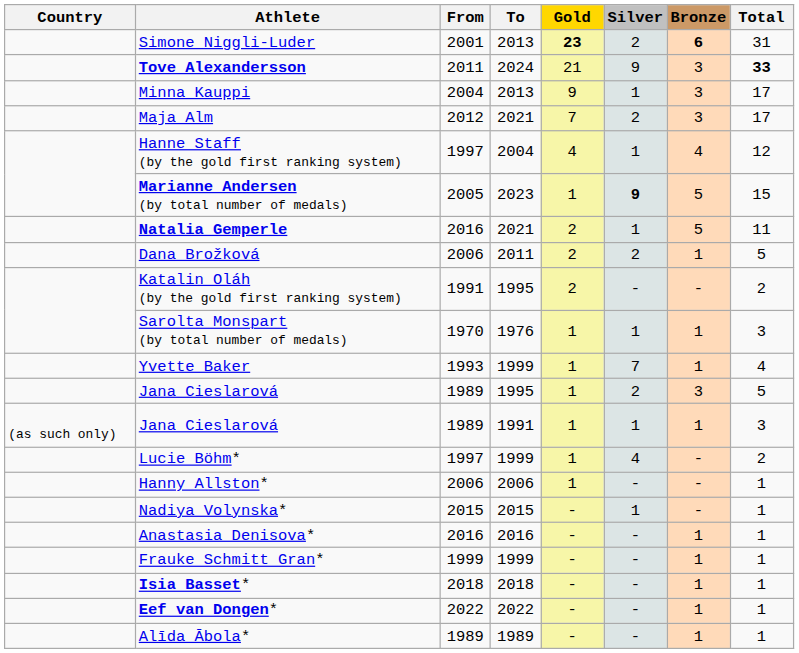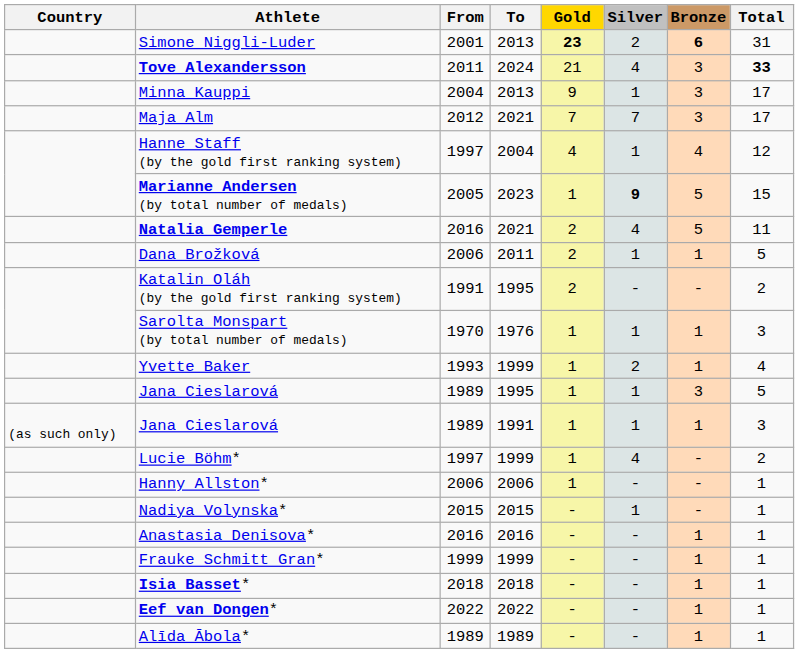(635, 68) 9 -> (635, 68) 4
(635, 118) 2 -> (635, 118) 7
(635, 229) 1 -> (635, 229) 4
(635, 255) 2 -> (635, 255) 1
(635, 366) 7 -> (635, 366) 2
(635, 391) 2 -> (635, 391) 1
